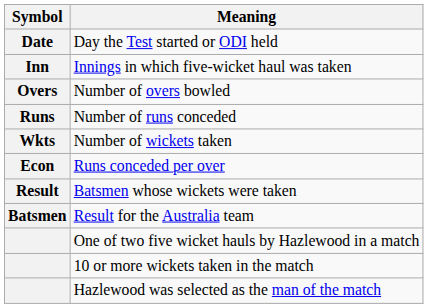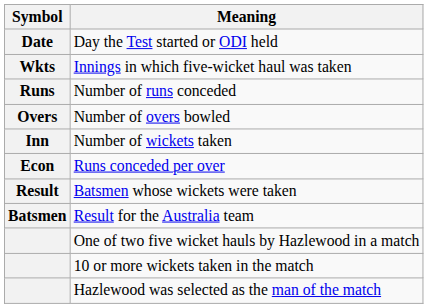(37, 66) Inn -> (37, 66) Wkts
rows swapped: (152, 91) <-> (155, 116)
(37, 141) Wkts -> (37, 141) Inn
